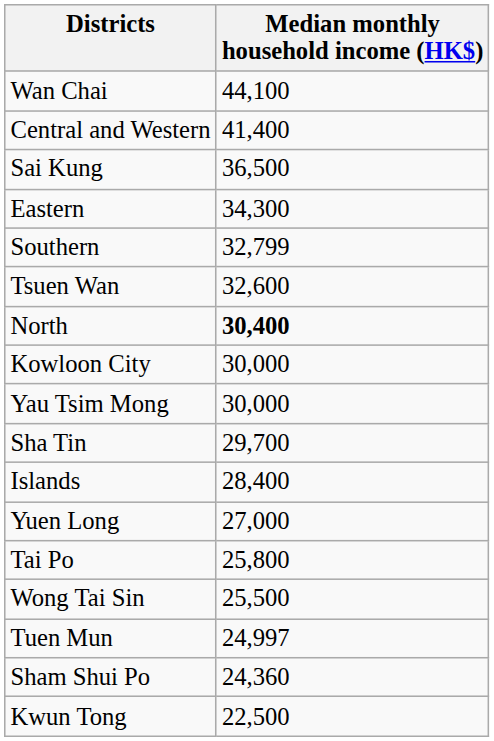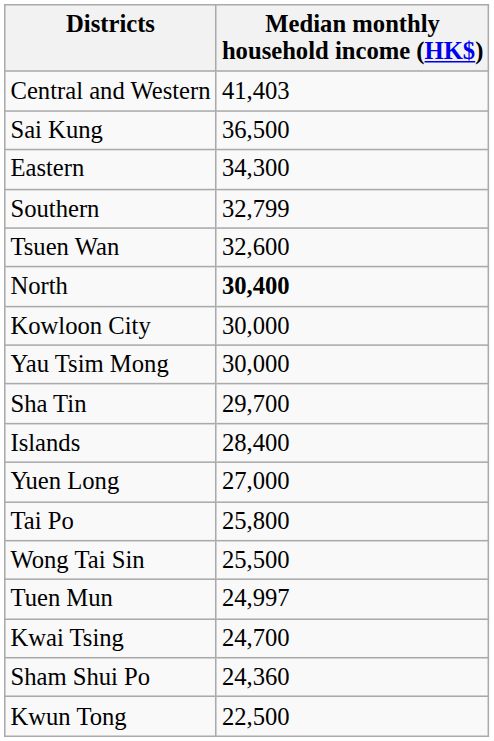- row: (59, 90)
(256, 129) 41,400 -> (256, 90) 41,403
+ row: (67, 637)
